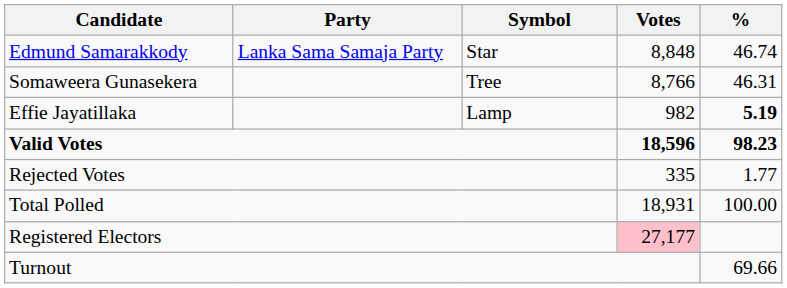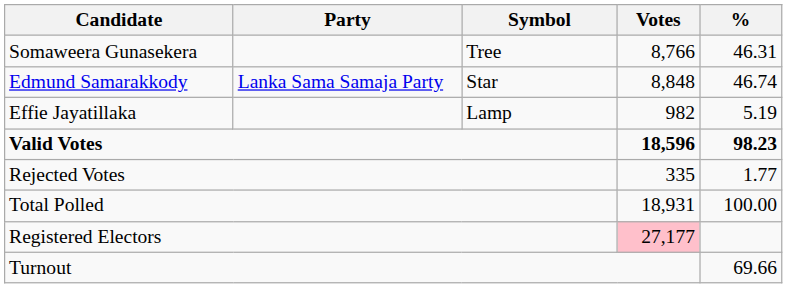rows swapped: (98, 50) <-> (103, 81)
(760, 112) bold -> (760, 112) normal
